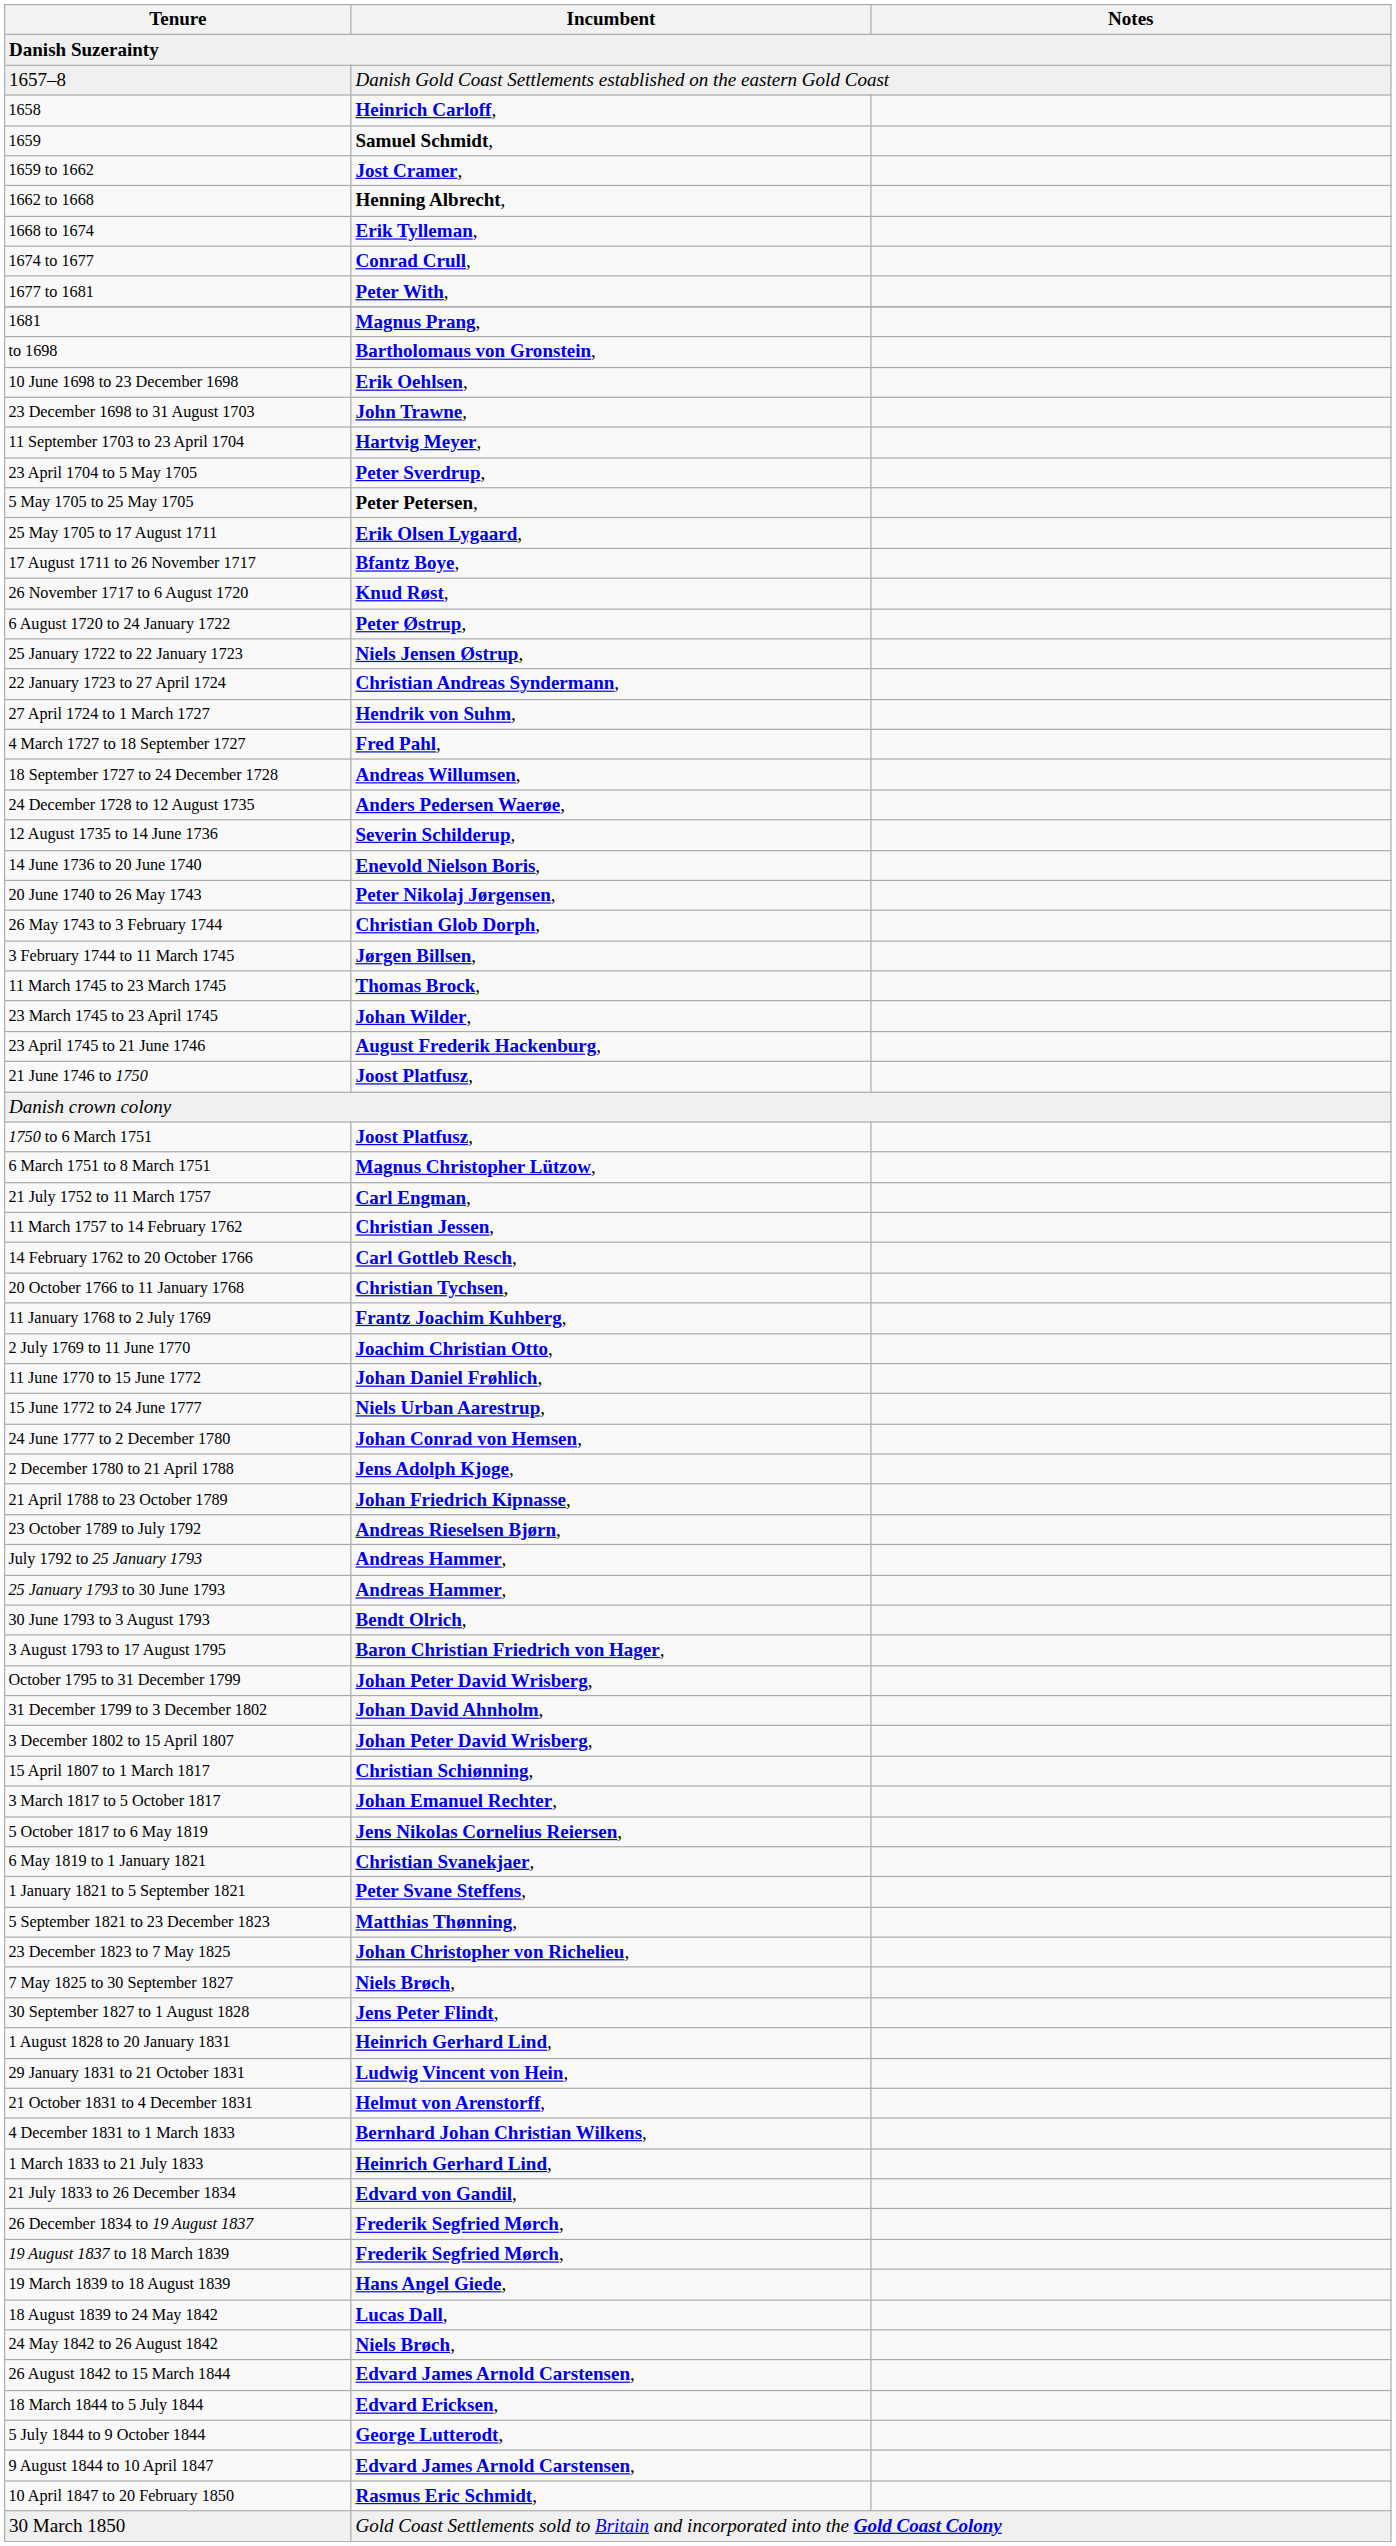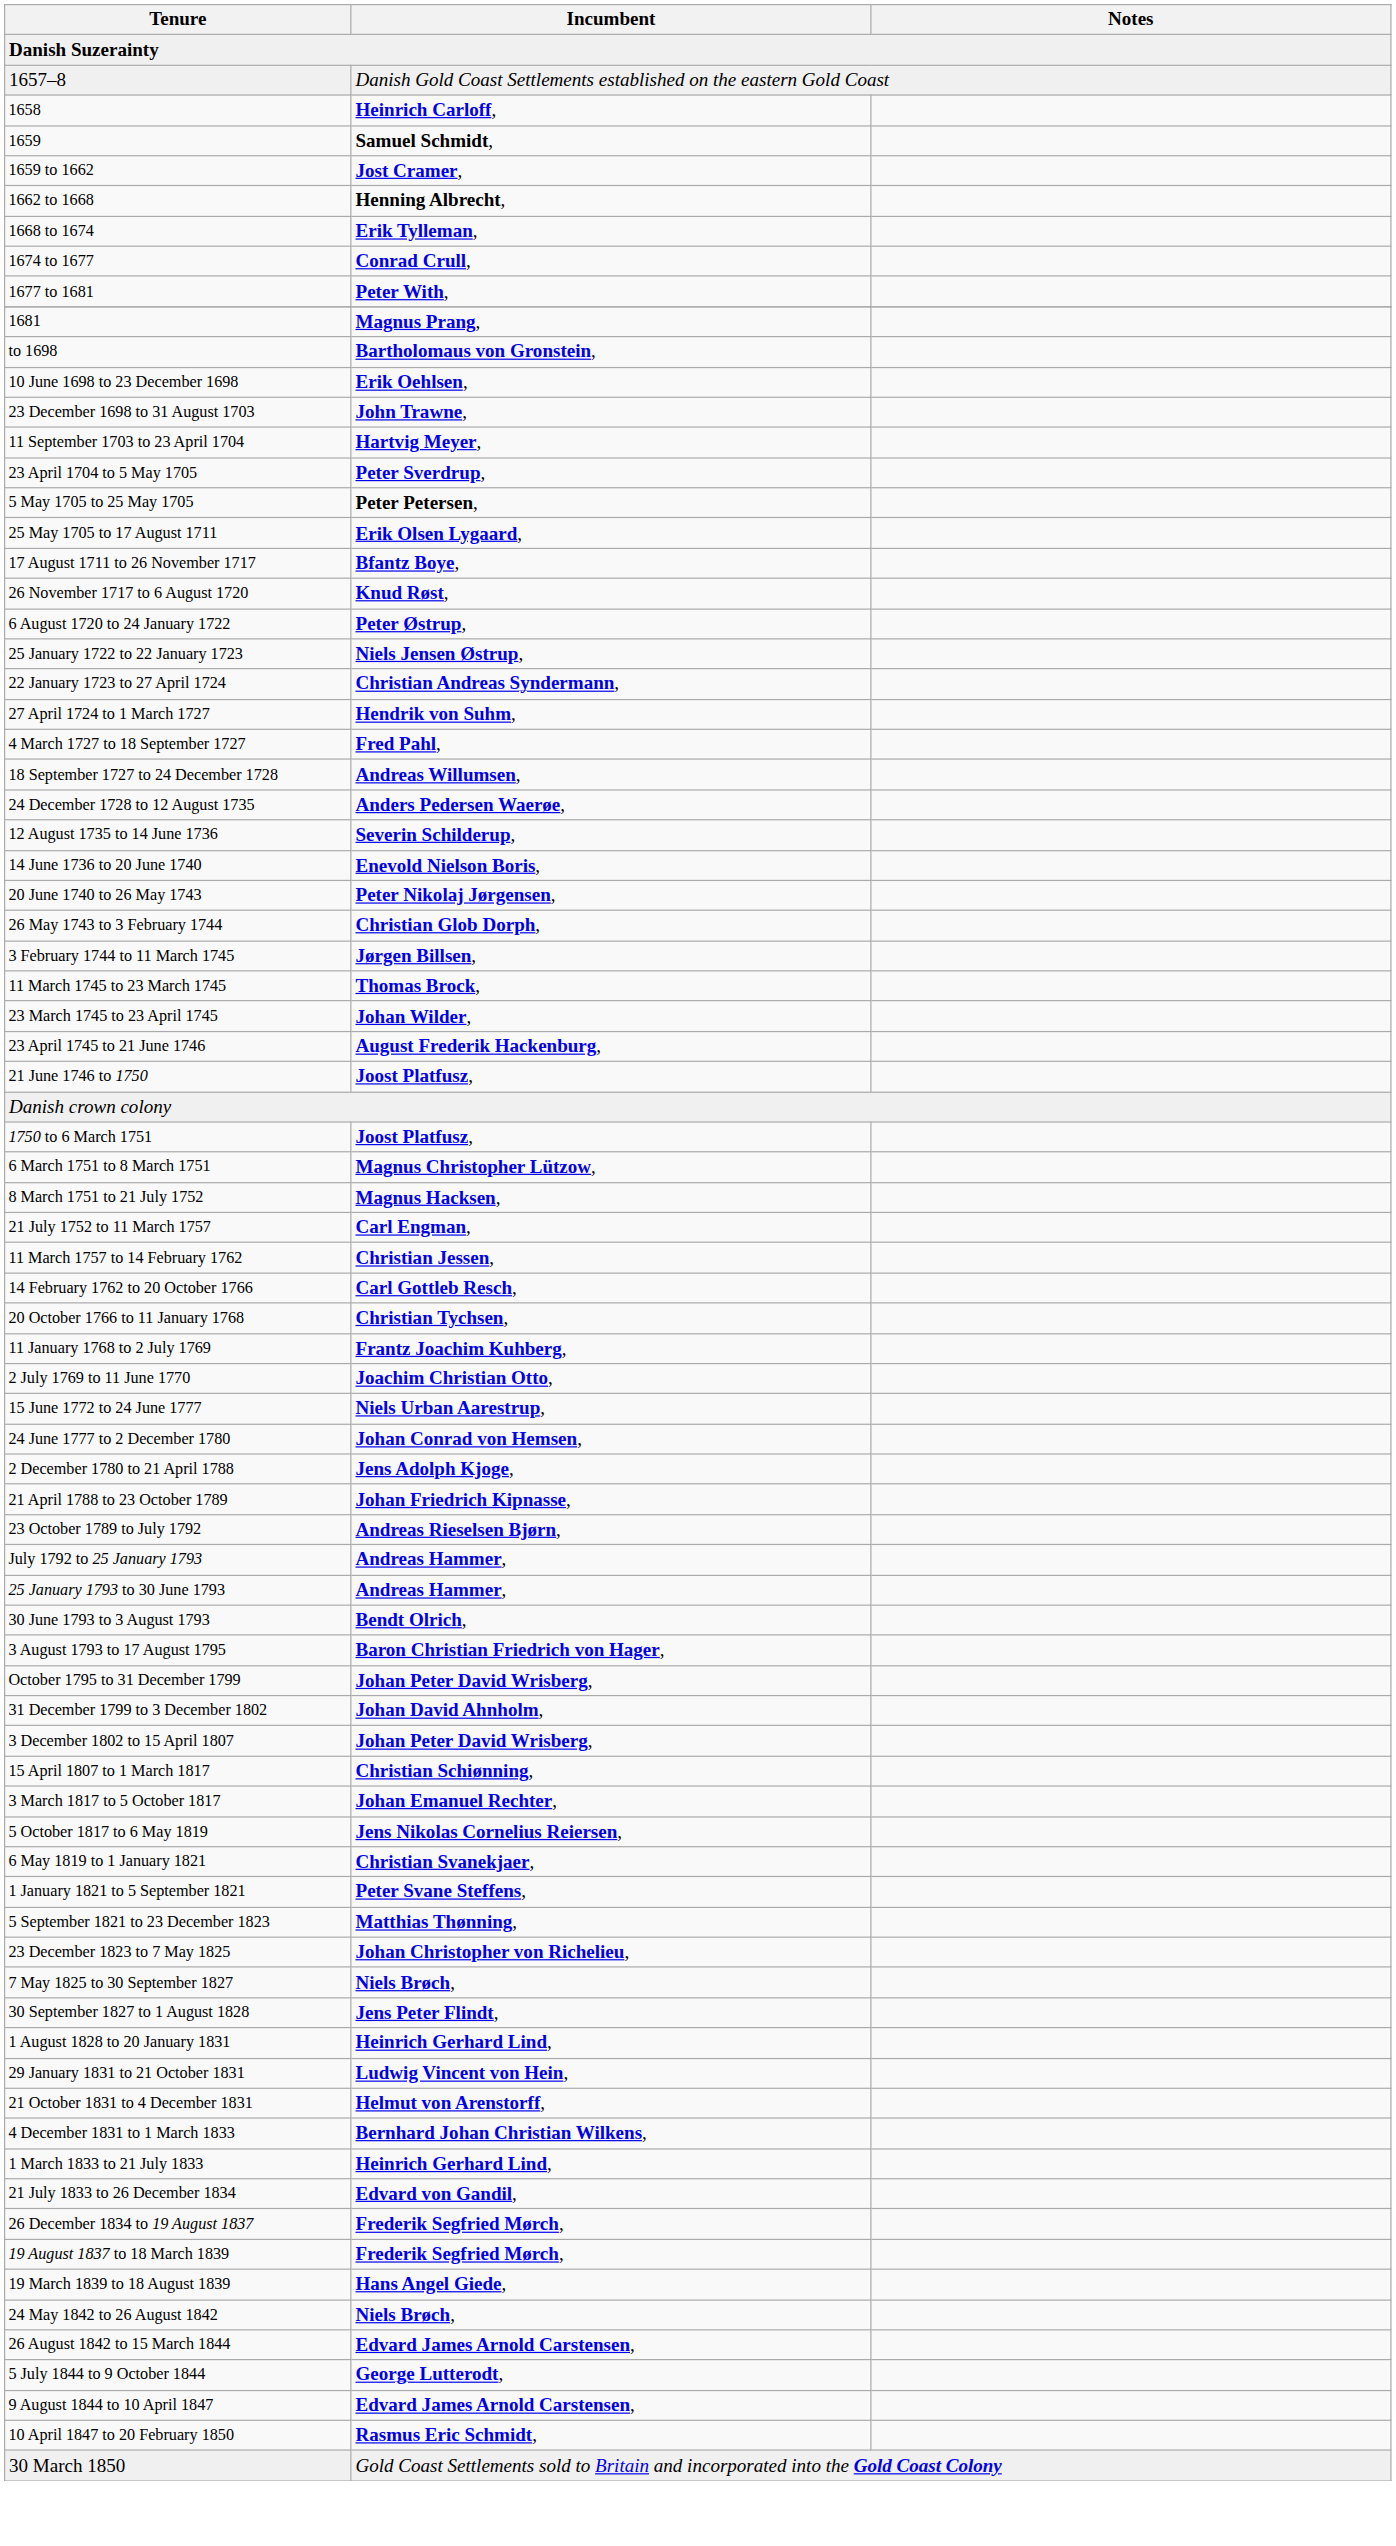+ row: (106, 1197)
- row: (105, 1378)
- row: (113, 2314)
- row: (106, 2405)
